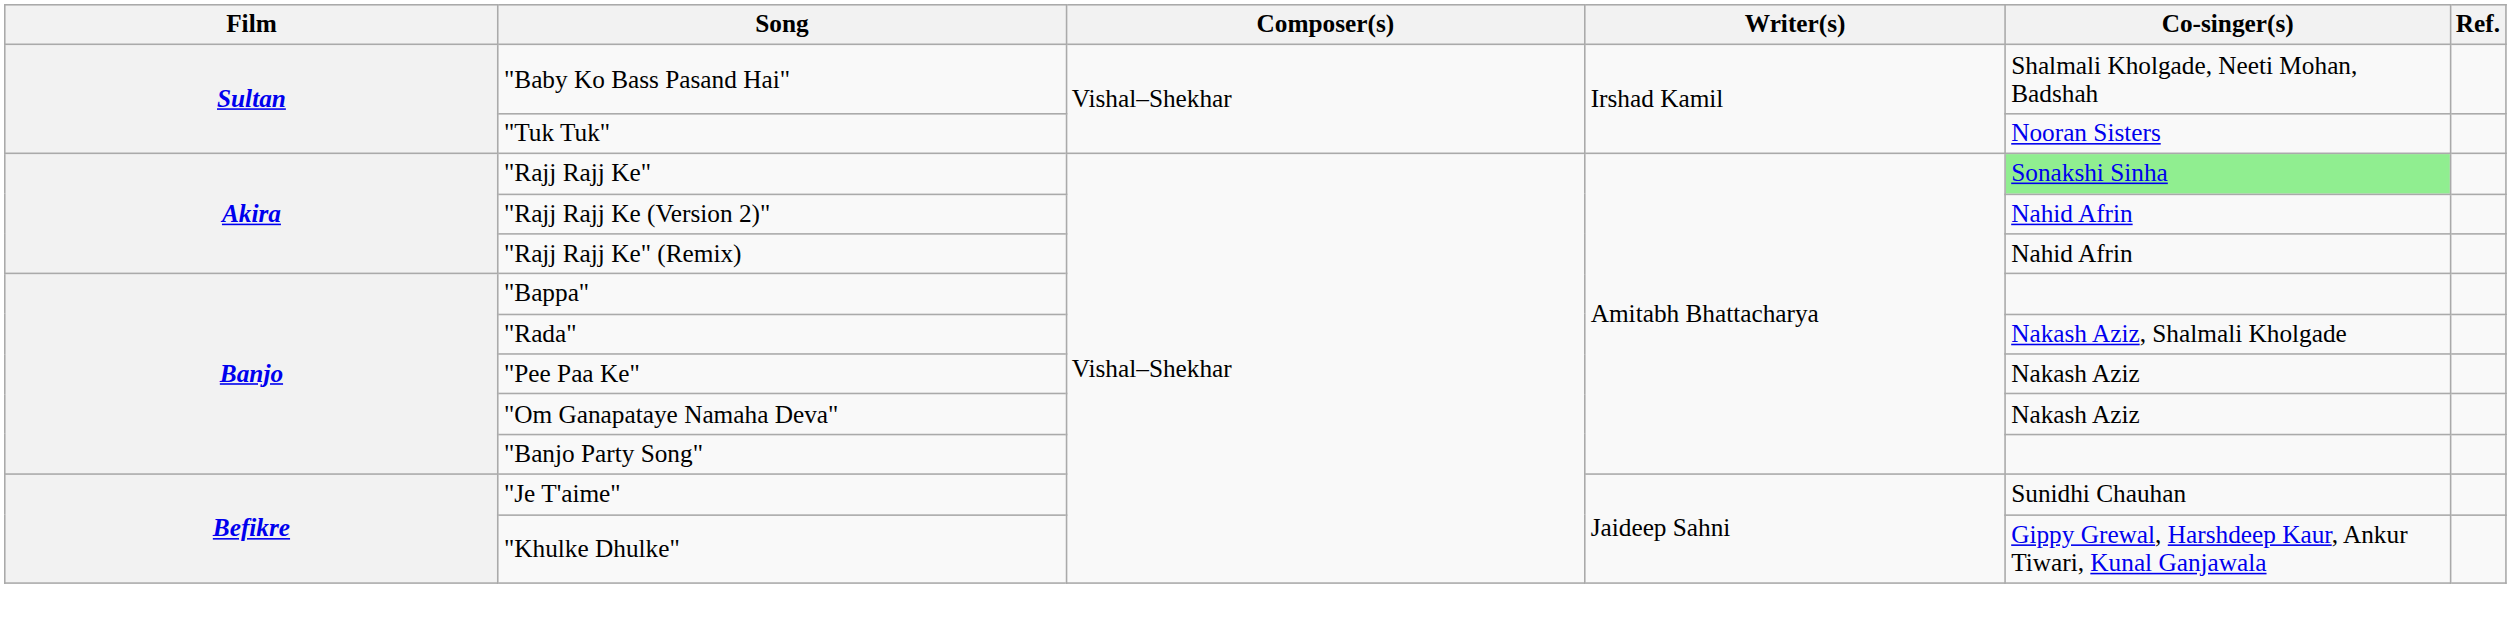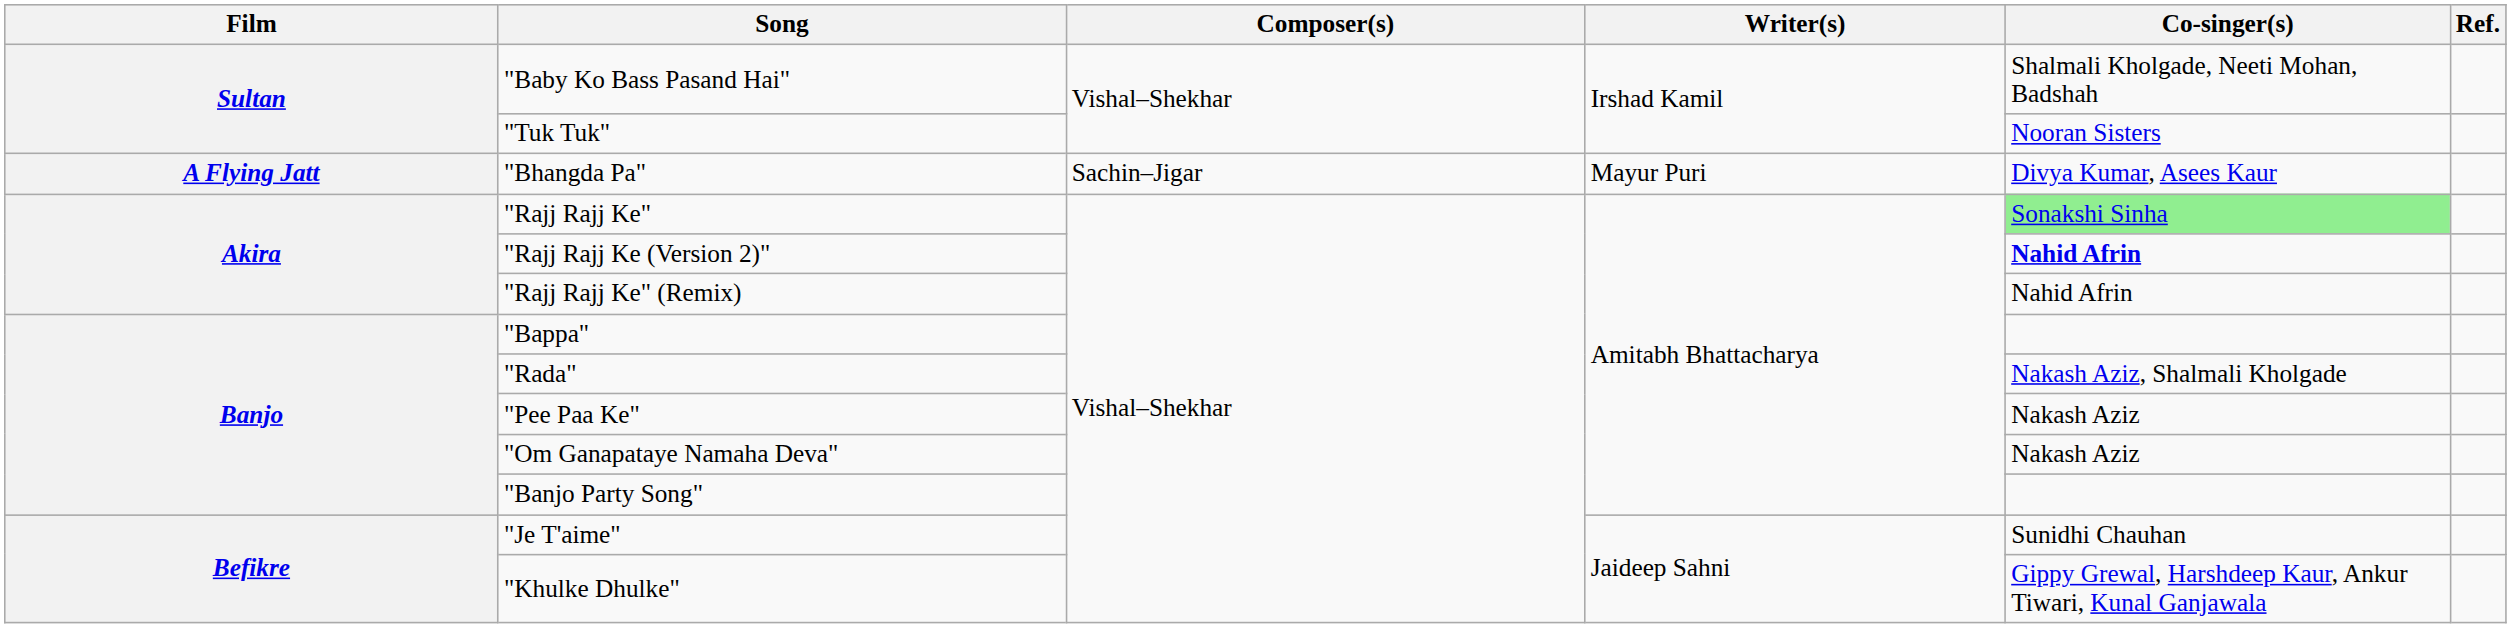+ row: (575, 173)
(2072, 213) normal -> (2076, 253) bold
